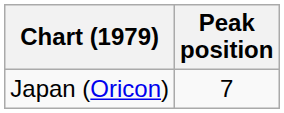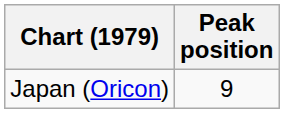(227, 88) 7 -> (227, 88) 9
